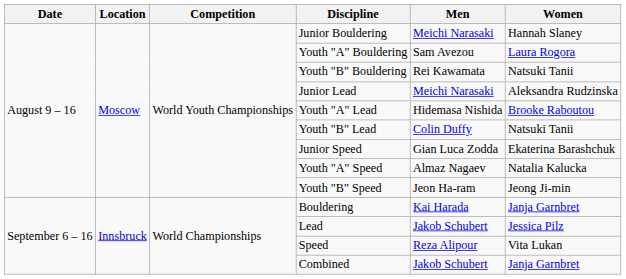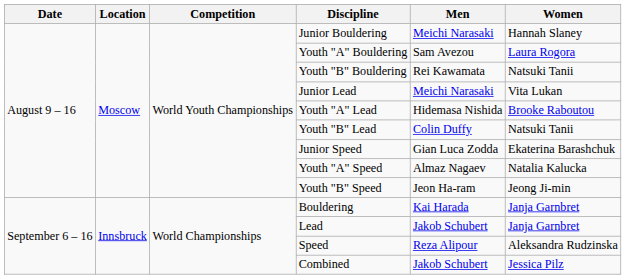(563, 91) Aleksandra Rudzinska -> (535, 91) Vita Lukan
(536, 226) Jessica Pilz -> (544, 226) Janja Garnbret
(535, 245) Vita Lukan -> (563, 245) Aleksandra Rudzinska
(544, 264) Janja Garnbret -> (536, 264) Jessica Pilz
